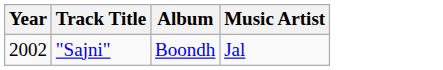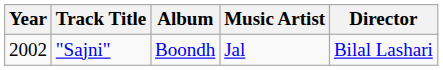+ column: (383, 19)
